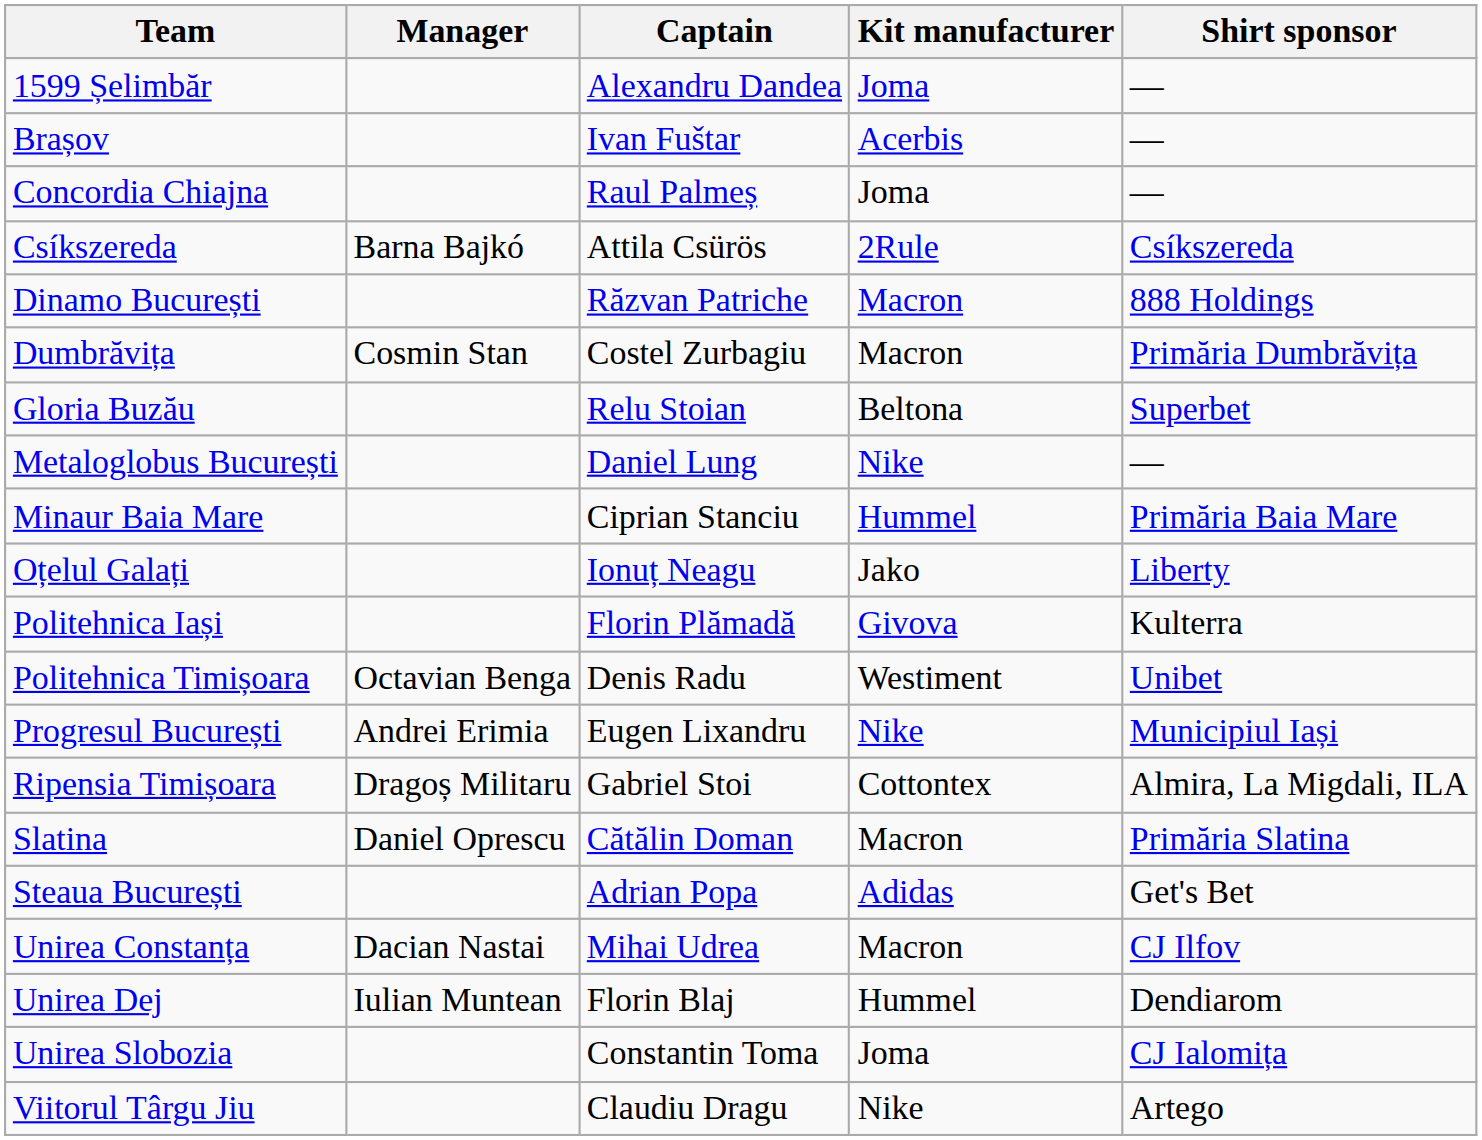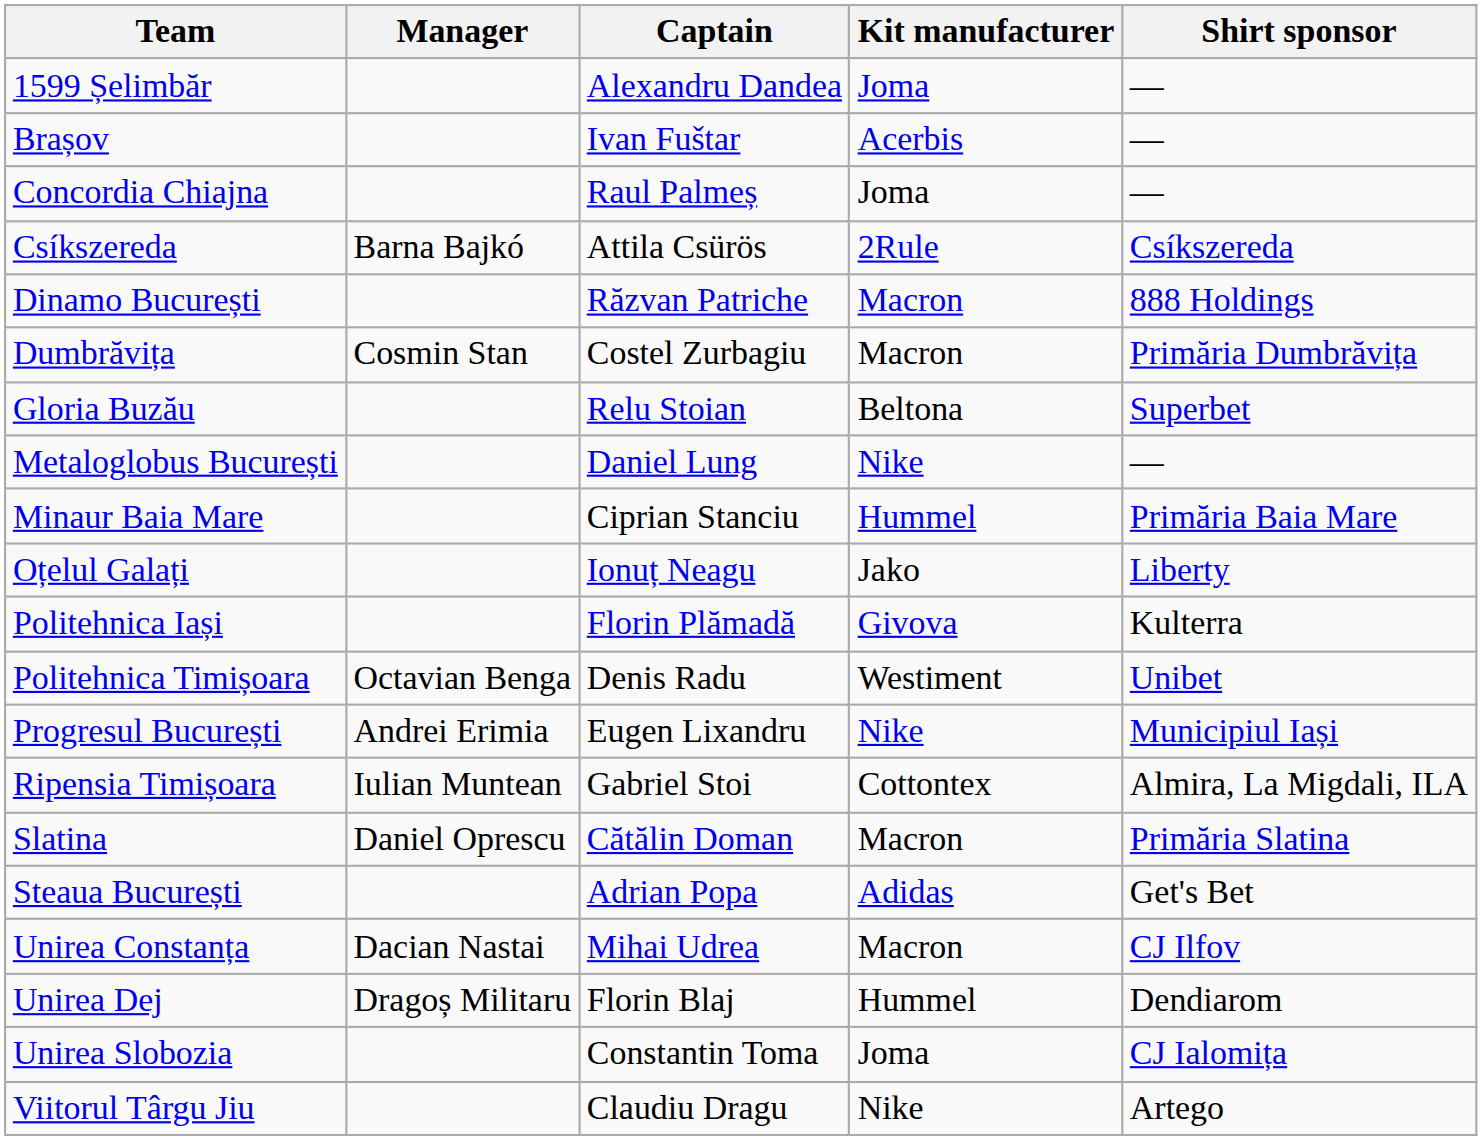(462, 784) Dragoș Militaru -> (458, 784) Iulian Muntean
(458, 999) Iulian Muntean -> (462, 999) Dragoș Militaru
